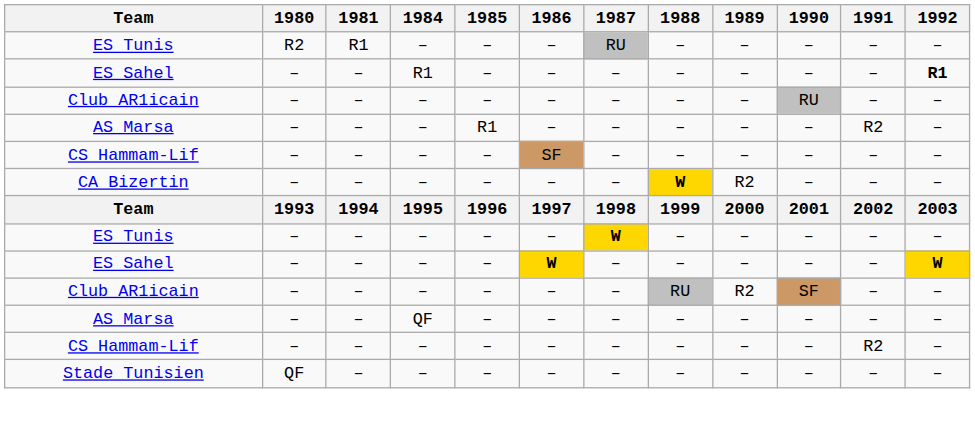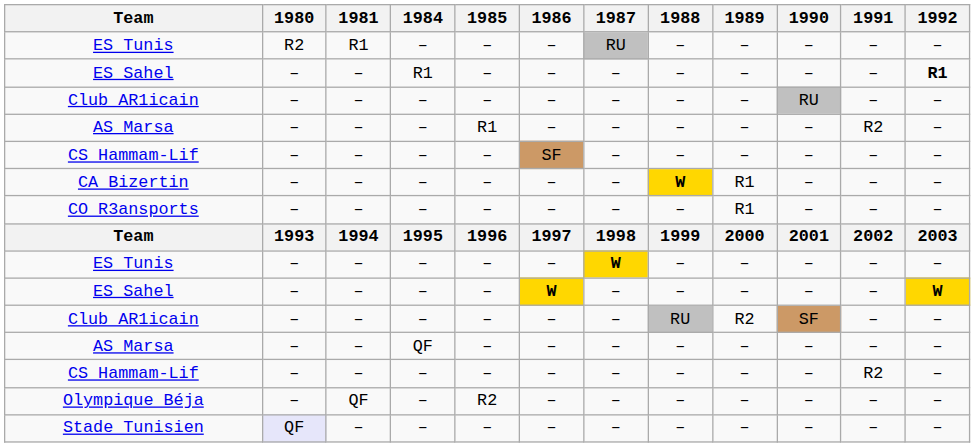(745, 182) R2 -> (745, 182) R1
+ row: (133, 210)
+ row: (133, 401)
(294, 374) no background -> (294, 428) lavender background
